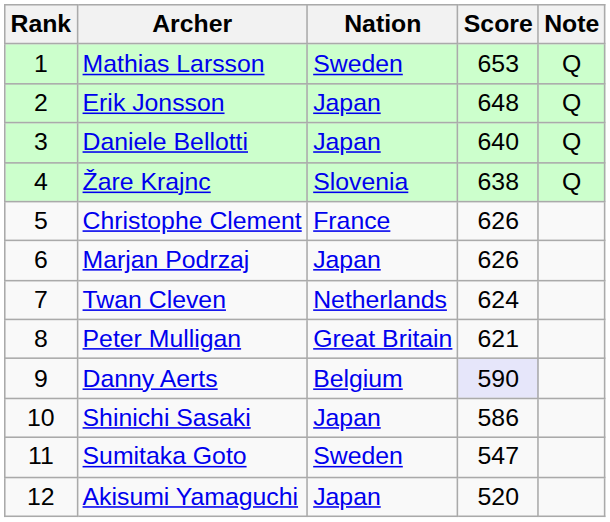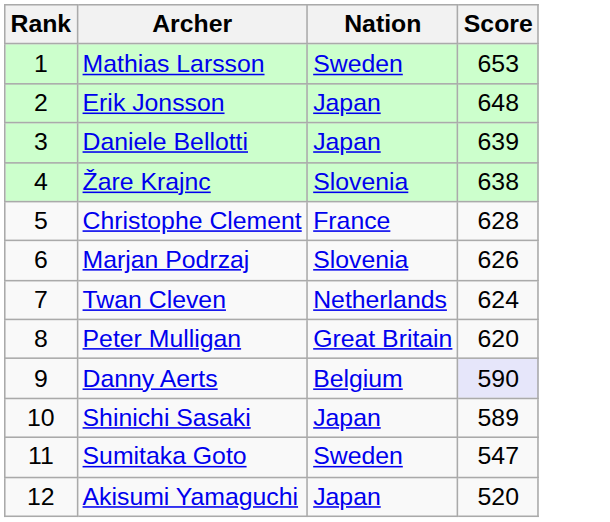- column: (572, 24)
(498, 142) 640 -> (498, 142) 639
(498, 220) 626 -> (498, 220) 628
(347, 260) Japan -> (361, 260) Slovenia
(498, 338) 621 -> (498, 338) 620
(498, 417) 586 -> (498, 417) 589
